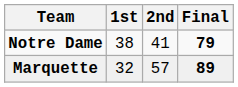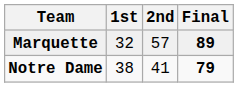rows swapped: (56, 43) <-> (56, 69)
